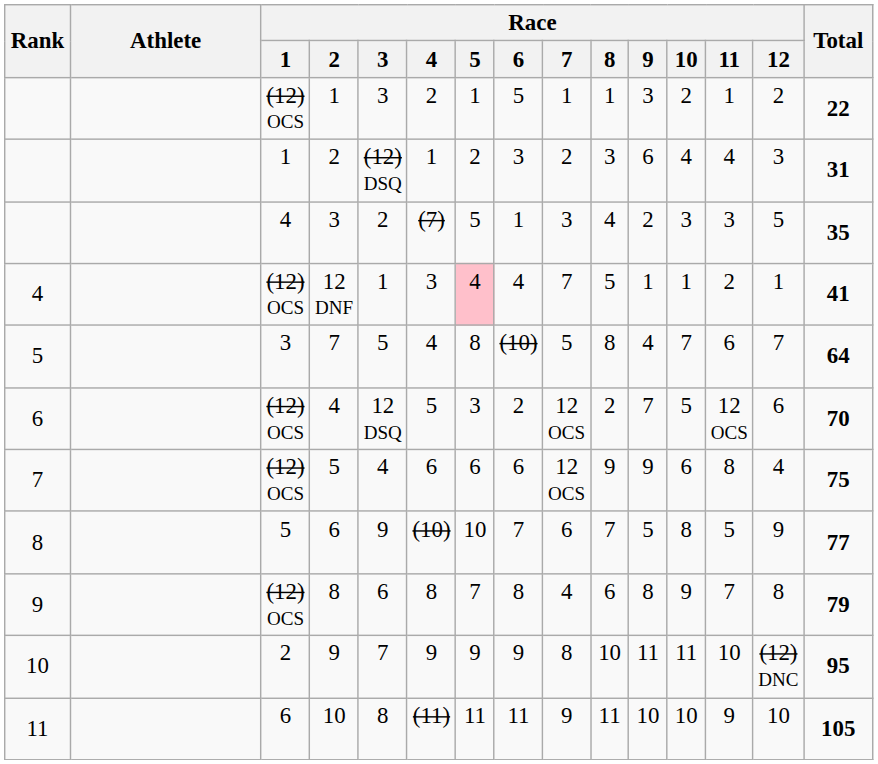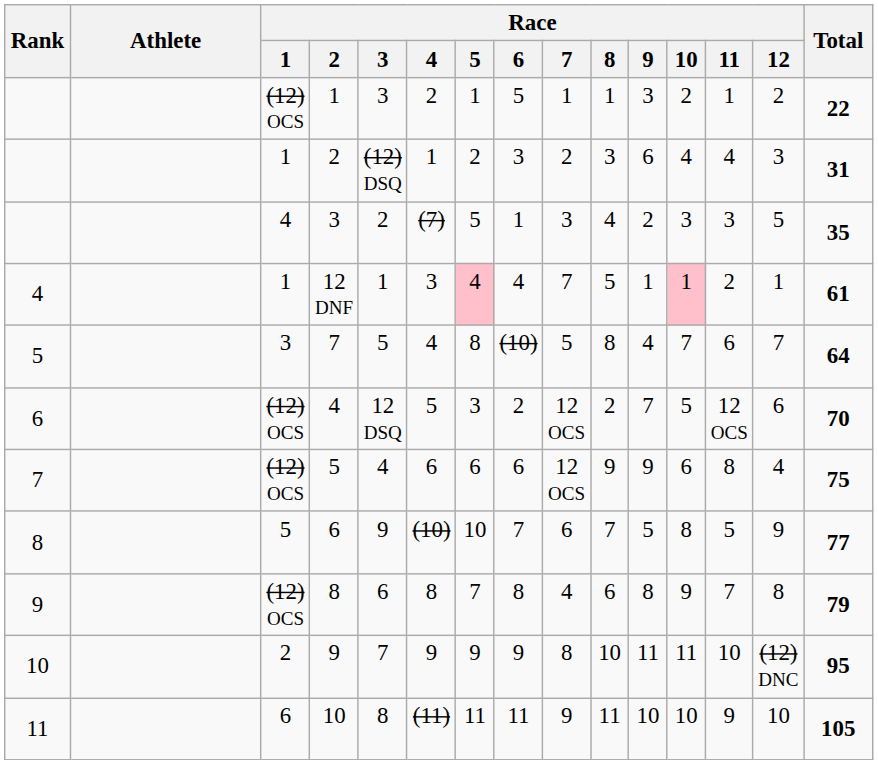(285, 294) (12) OCS -> (285, 294) 1
(686, 294) no background -> (686, 294) pink background
(838, 294) 41 -> (838, 294) 61
